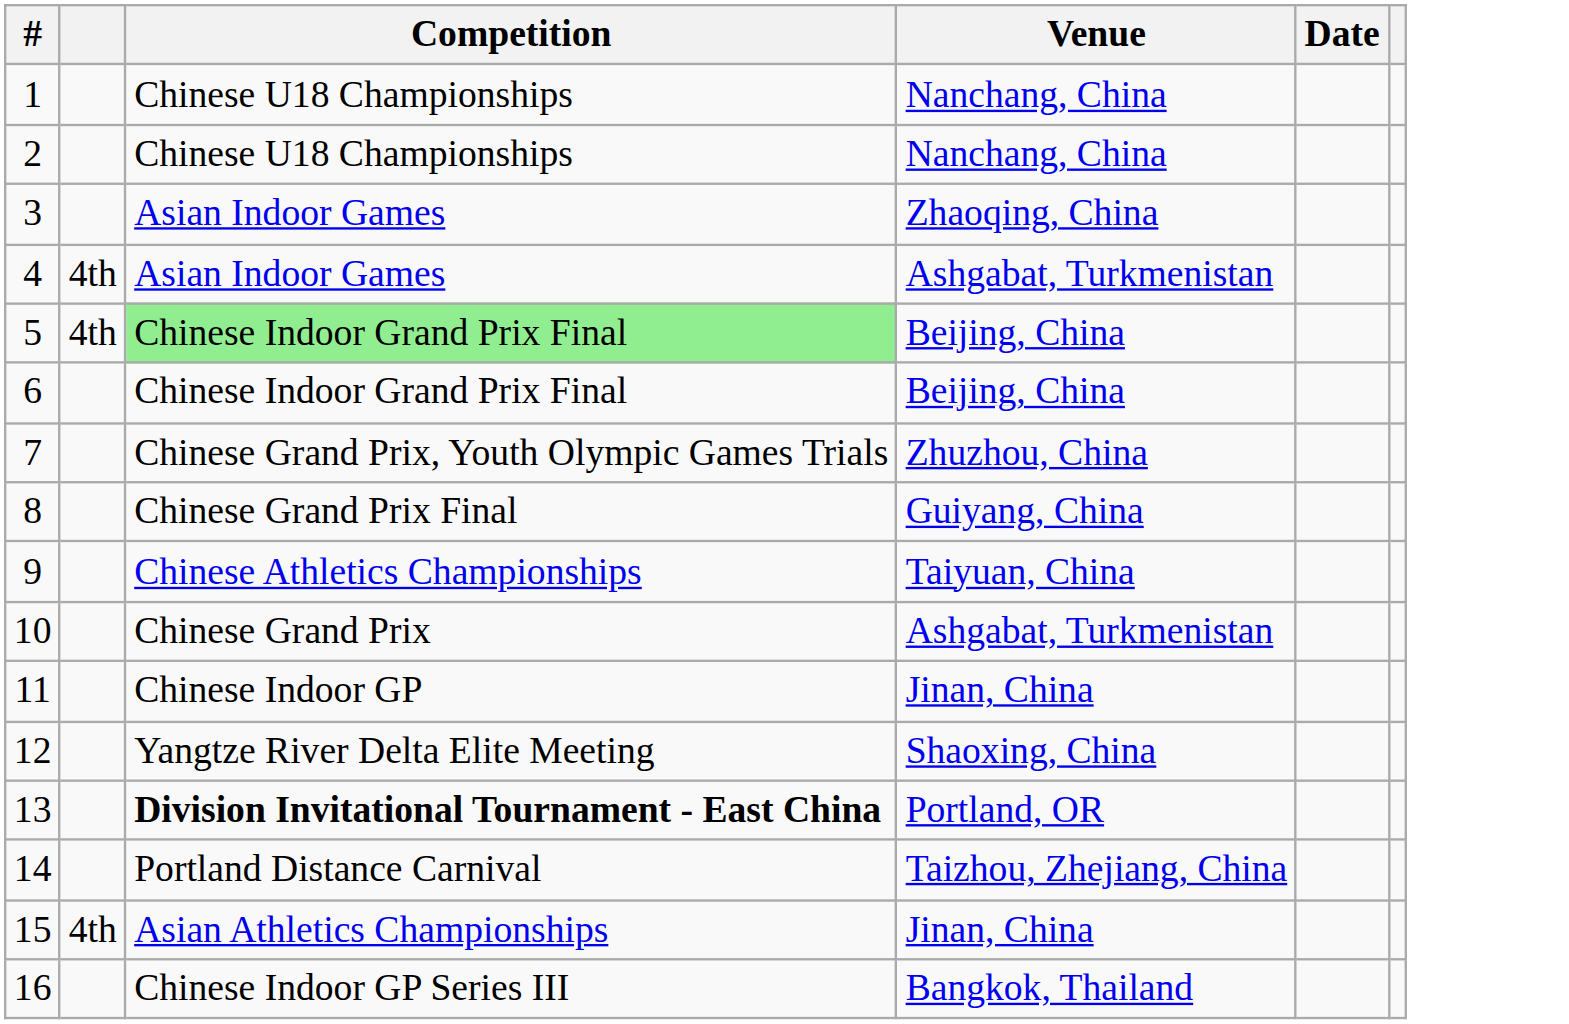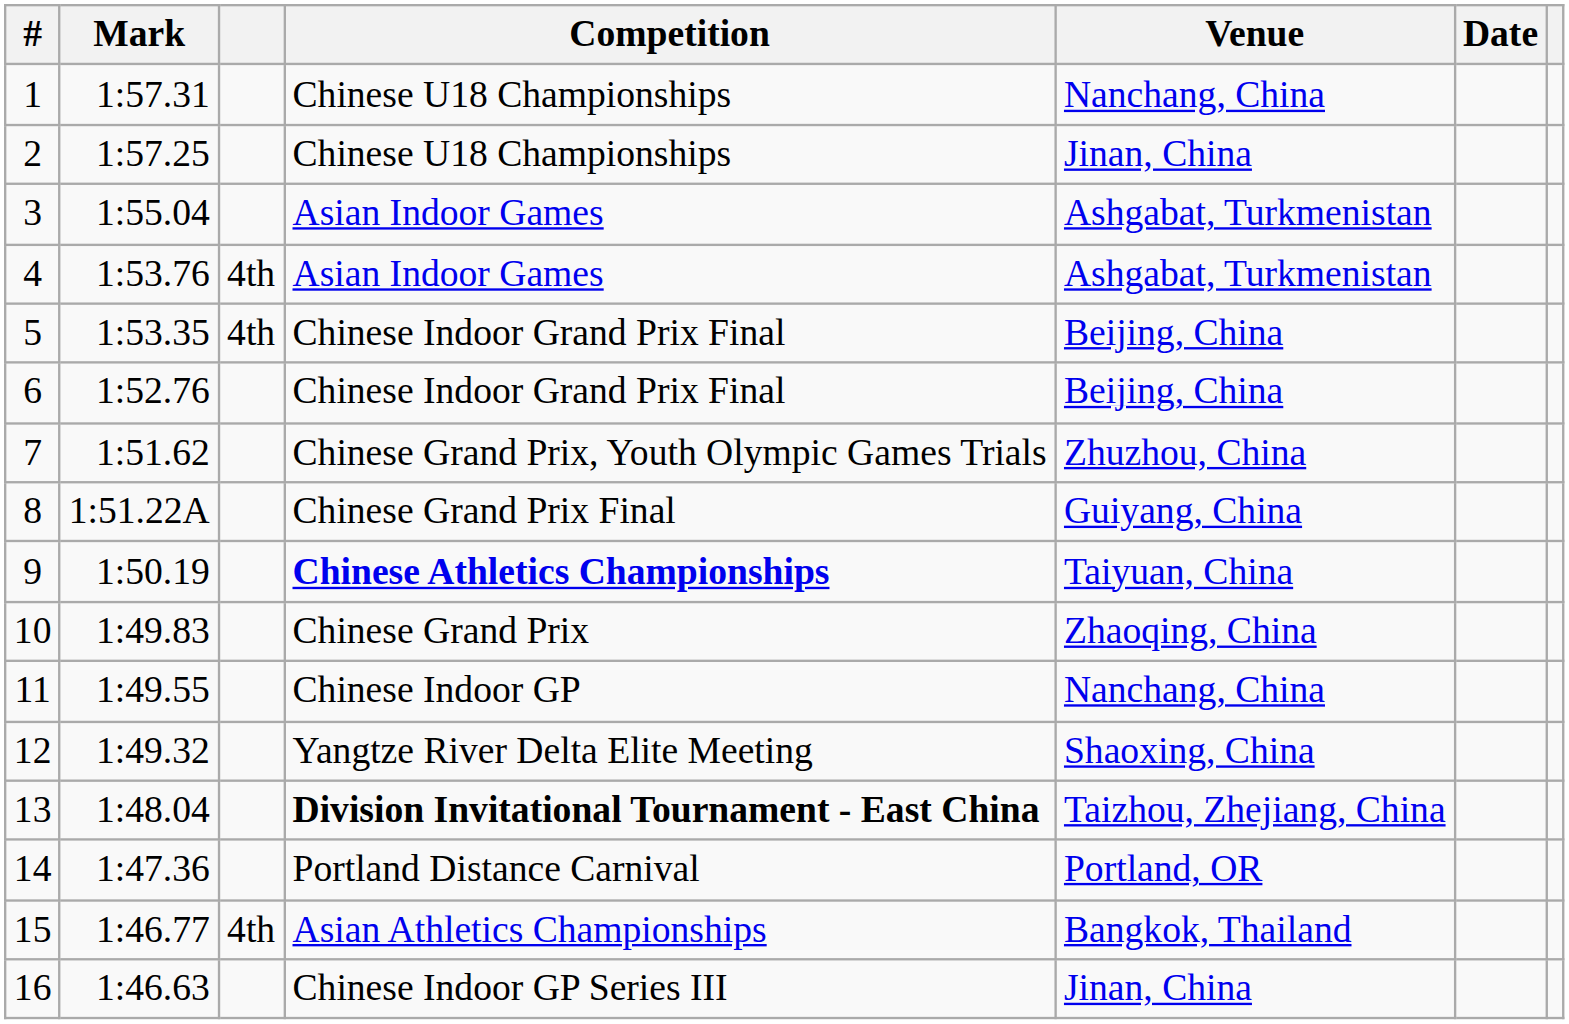+ column: (139, 34)
(1036, 153) Nanchang, China -> (1158, 153) Jinan, China
(1032, 213) Zhaoqing, China -> (1248, 213) Ashgabat, Turkmenistan
(381, 332) lightgreen background -> (539, 332) no background
(388, 570) normal -> (561, 570) bold
(1089, 630) Ashgabat, Turkmenistan -> (1190, 630) Zhaoqing, China
(1000, 690) Jinan, China -> (1194, 690) Nanchang, China
(1005, 809) Portland, OR -> (1255, 809) Taizhou, Zhejiang, China
(1096, 869) Taizhou, Zhejiang, China -> (1163, 869) Portland, OR
(1000, 928) Jinan, China -> (1208, 928) Bangkok, Thailand
(1049, 988) Bangkok, Thailand -> (1158, 988) Jinan, China
